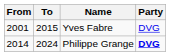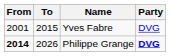(18, 43) normal -> (18, 43) bold
(47, 43) 2024 -> (47, 43) 2026
